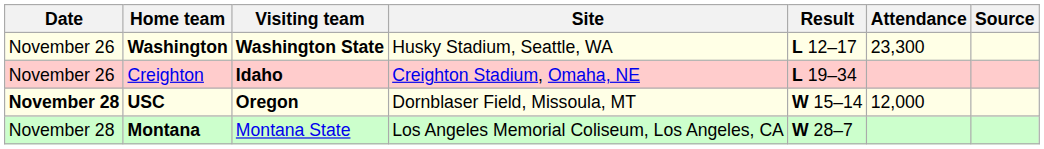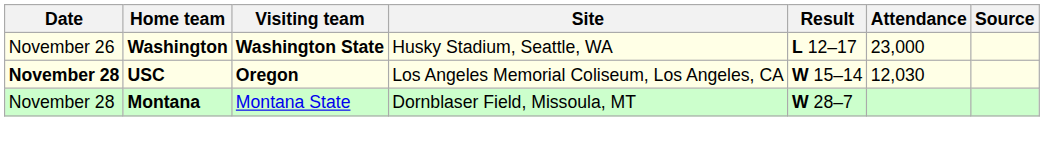(898, 47) 23,300 -> (898, 47) 23,000
- row: (166, 75)
(514, 102) Dornblaser Field, Missoula, MT -> (588, 75) Los Angeles Memorial Coliseum, Los Angeles, CA
(898, 102) 12,000 -> (898, 75) 12,030
(588, 130) Los Angeles Memorial Coliseum, Los Angeles, CA -> (514, 102) Dornblaser Field, Missoula, MT
